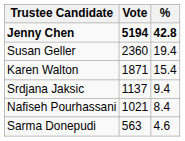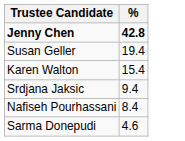- column: (135, 13)
